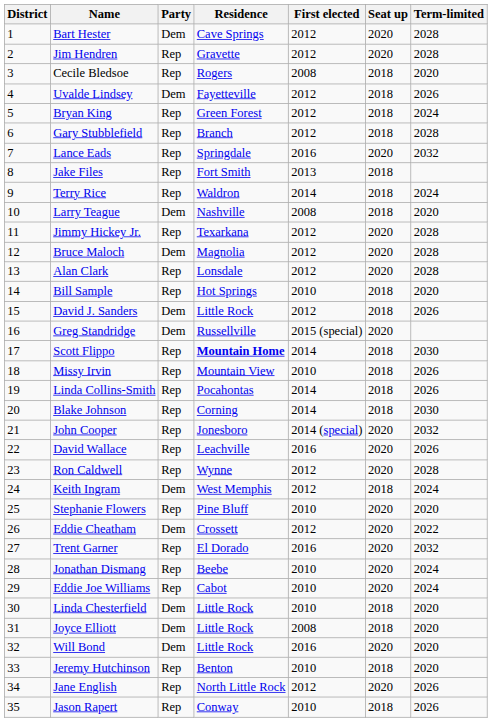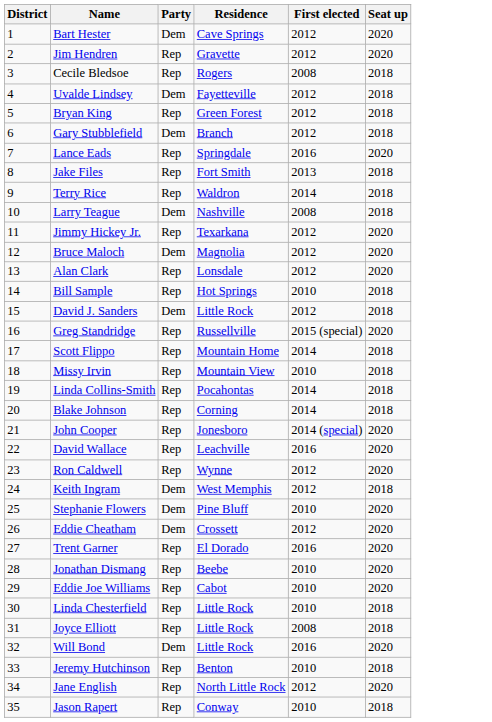- column: (449, 14)
(171, 133) Rep -> (173, 133) Dem
(173, 331) Dem -> (171, 331) Rep
(241, 350) bold -> (238, 350) normal
(171, 509) Rep -> (173, 509) Dem
(173, 608) Dem -> (171, 608) Rep
(173, 627) Dem -> (171, 627) Rep
